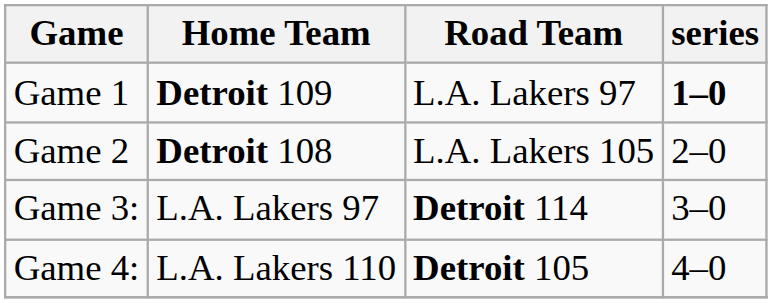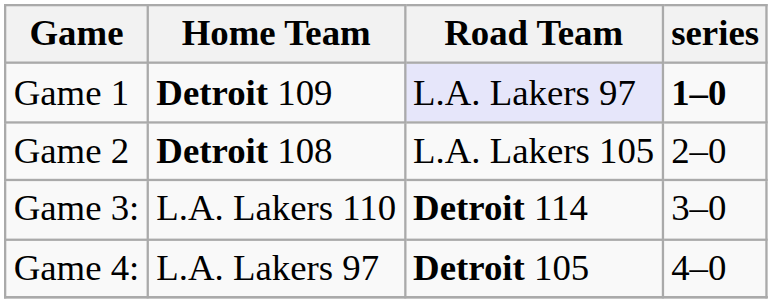(524, 92) no background -> (524, 92) lavender background
(268, 208) L.A. Lakers 97 -> (276, 208) L.A. Lakers 110
(276, 267) L.A. Lakers 110 -> (268, 267) L.A. Lakers 97
